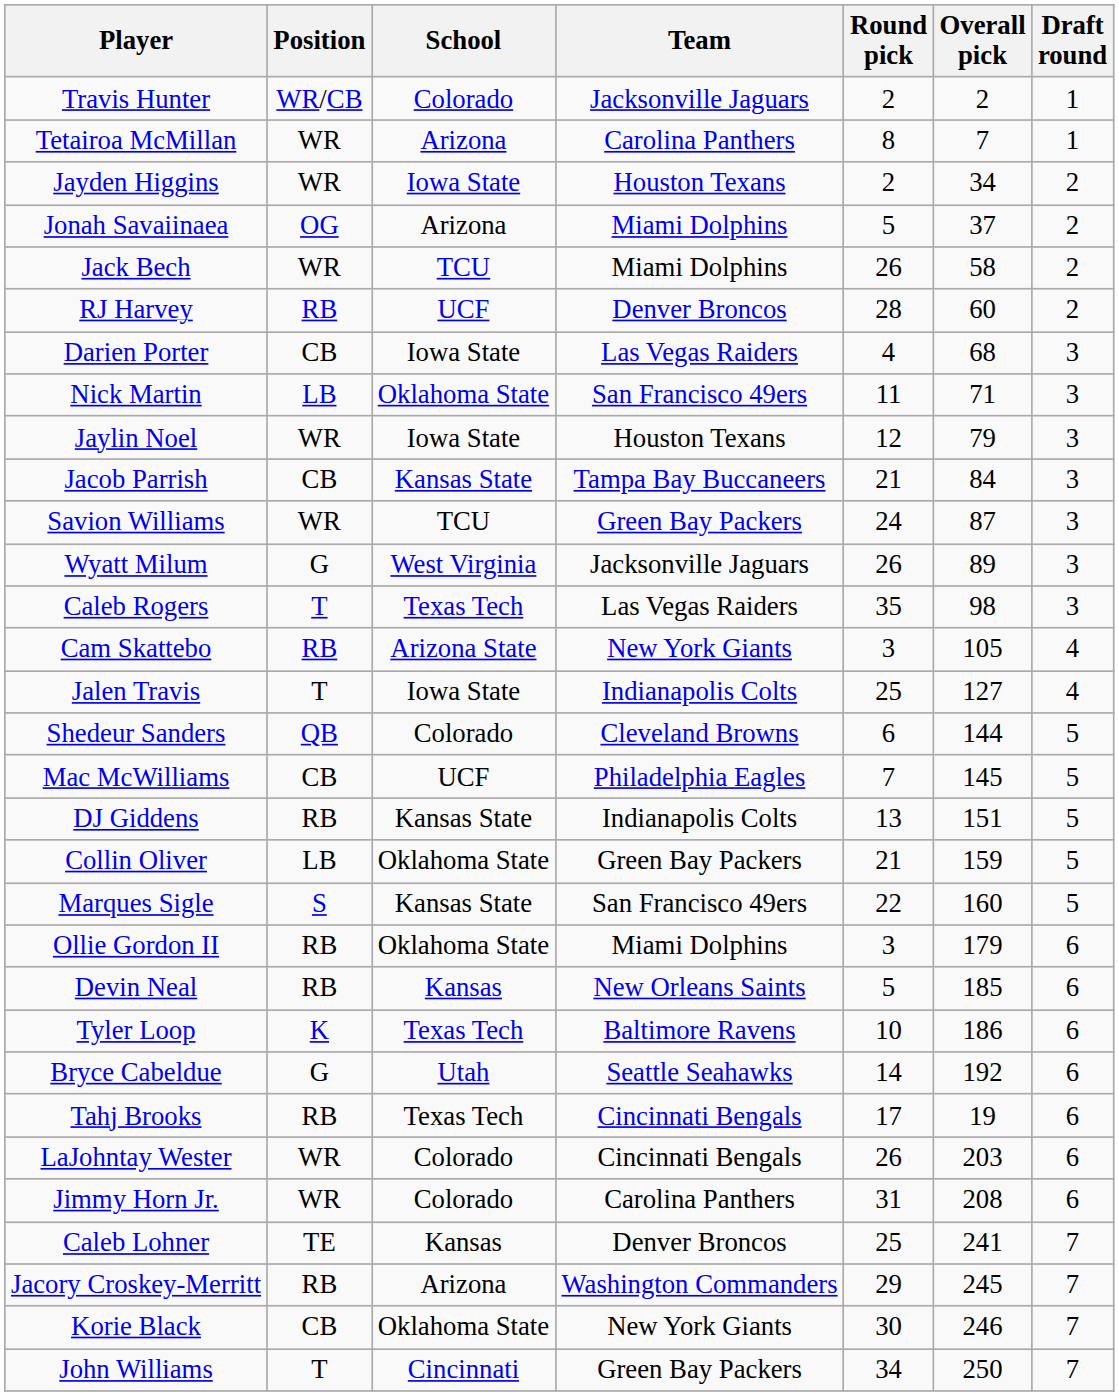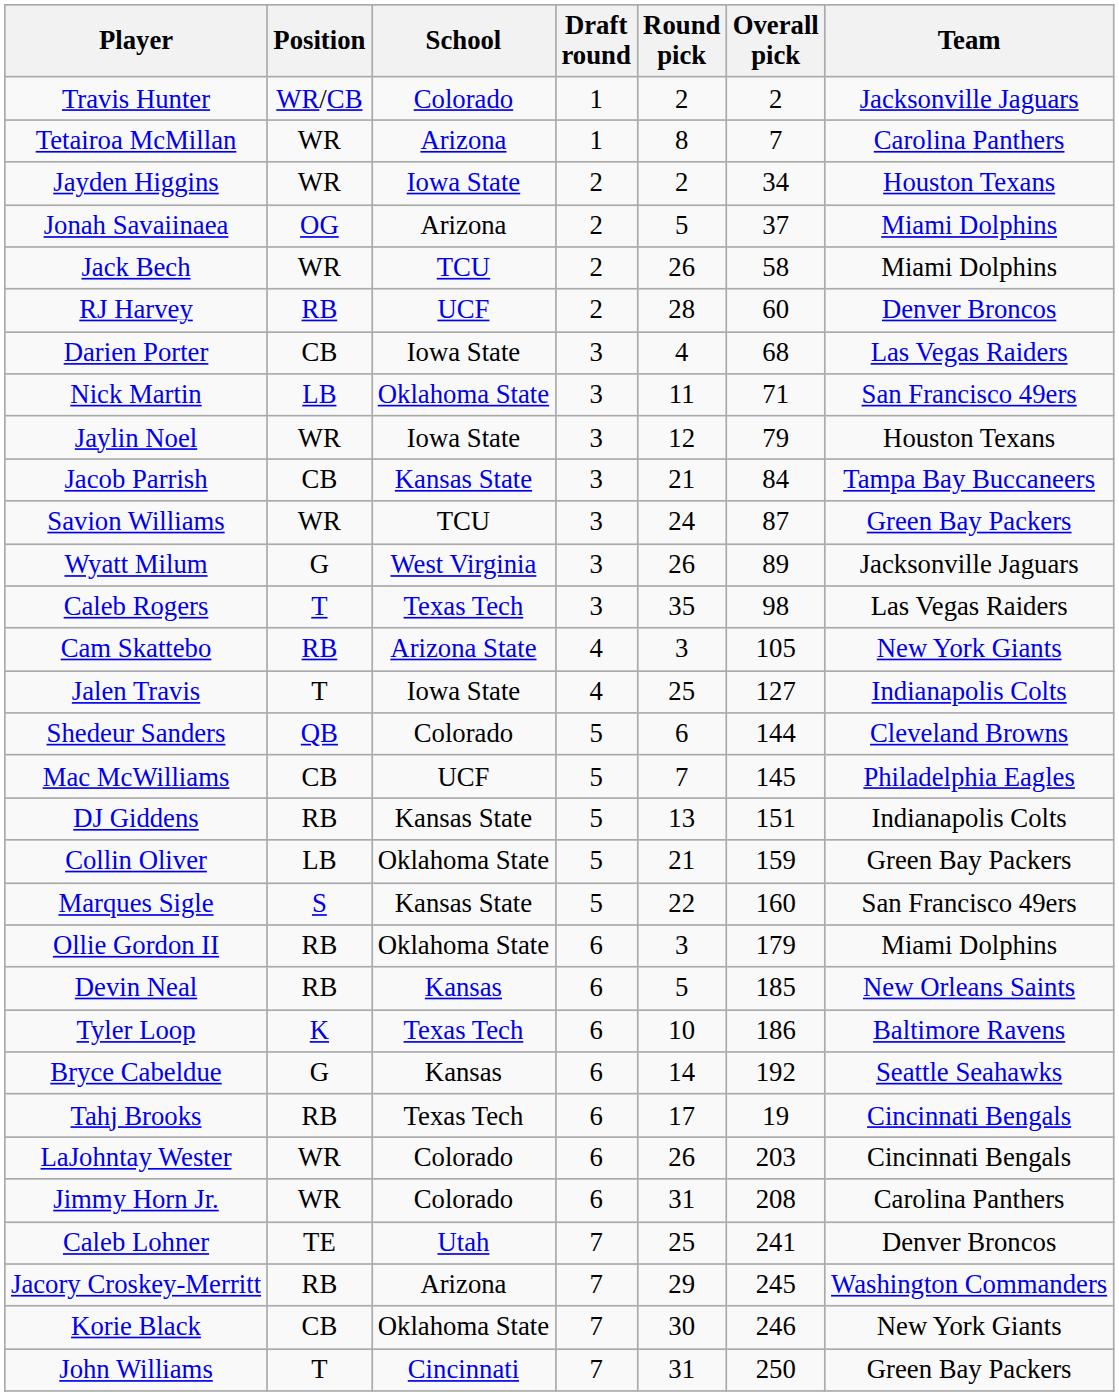columns swapped: (1073, 40) <-> (700, 40)
(463, 1072) Utah -> (463, 1072) Kansas
(463, 1242) Kansas -> (463, 1242) Utah
(889, 1369) 34 -> (682, 1369) 31
